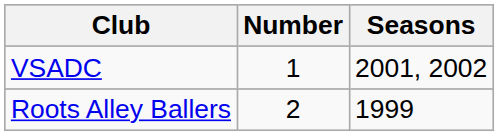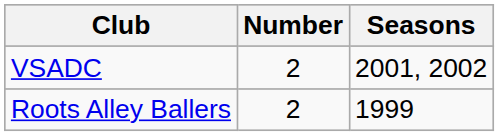(293, 67) 1 -> (293, 67) 2
